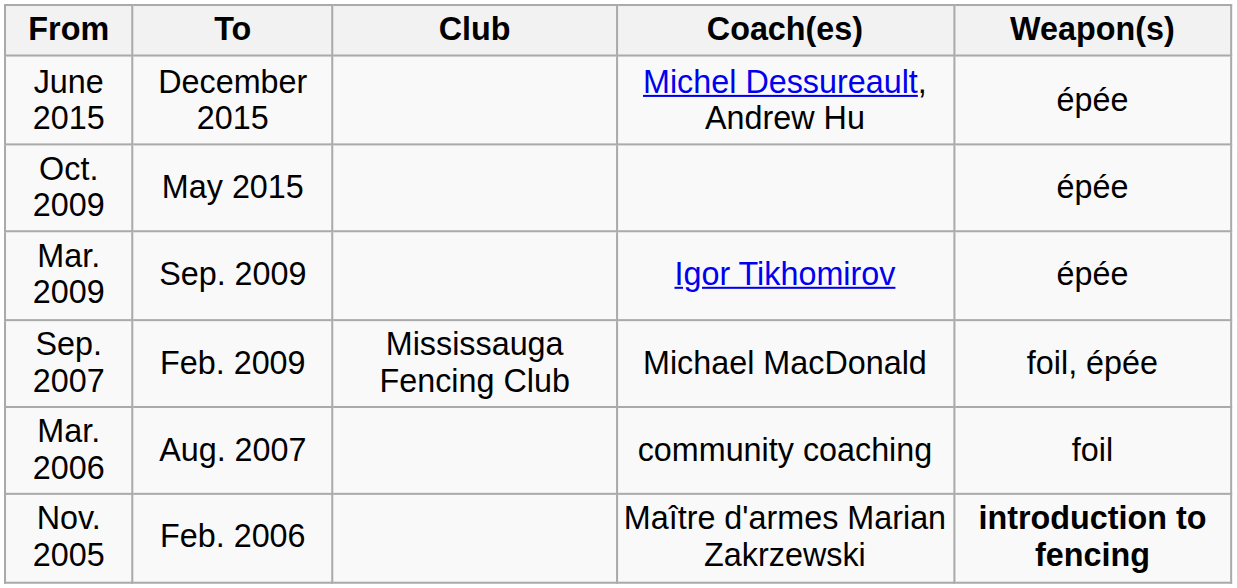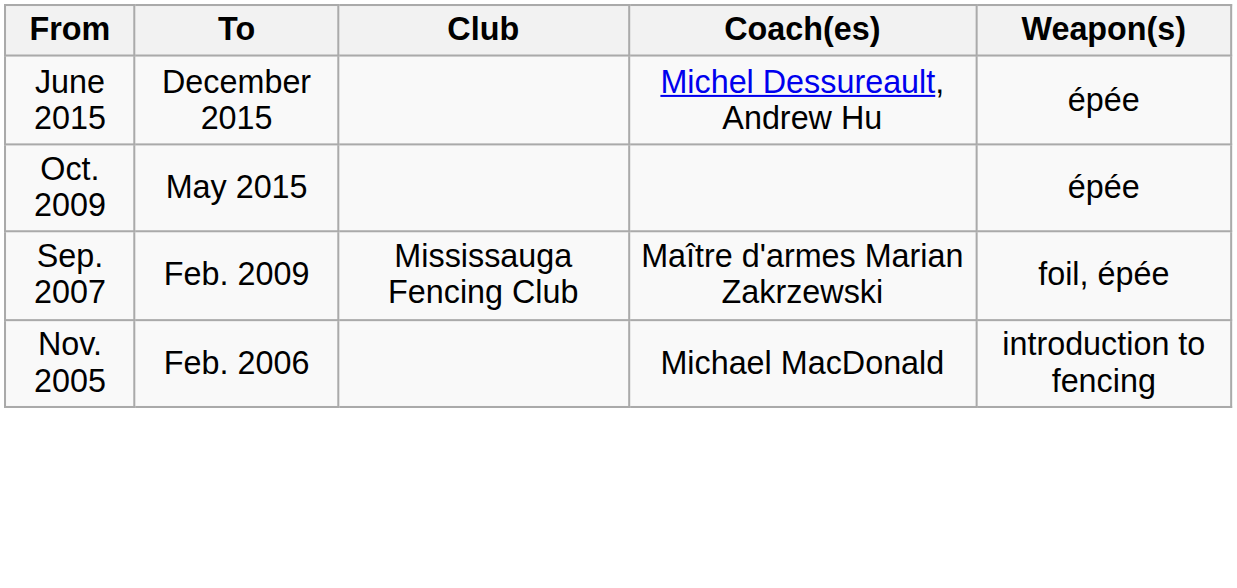- row: (69, 274)
(785, 362) Michael MacDonald -> (802, 274) Maître d'armes Marian Zakrzewski
- row: (69, 450)
(785, 537) Maître d'armes Marian Zakrzewski -> (802, 362) Michael MacDonald
(1092, 537) bold -> (1104, 362) normal
